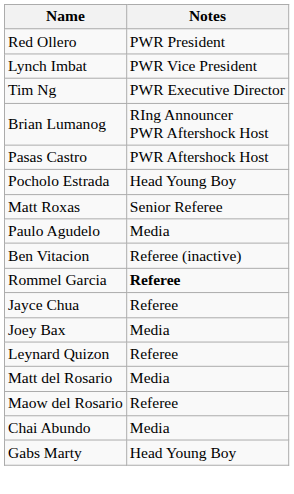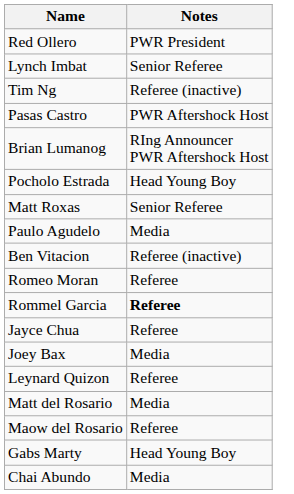(193, 66) PWR Vice President -> (176, 66) Senior Referee
(207, 90) PWR Executive Director -> (186, 90) Referee (inactive)
rows swapped: (57, 123) <-> (48, 157)
+ row: (53, 280)
rows swapped: (49, 428) <-> (45, 452)
